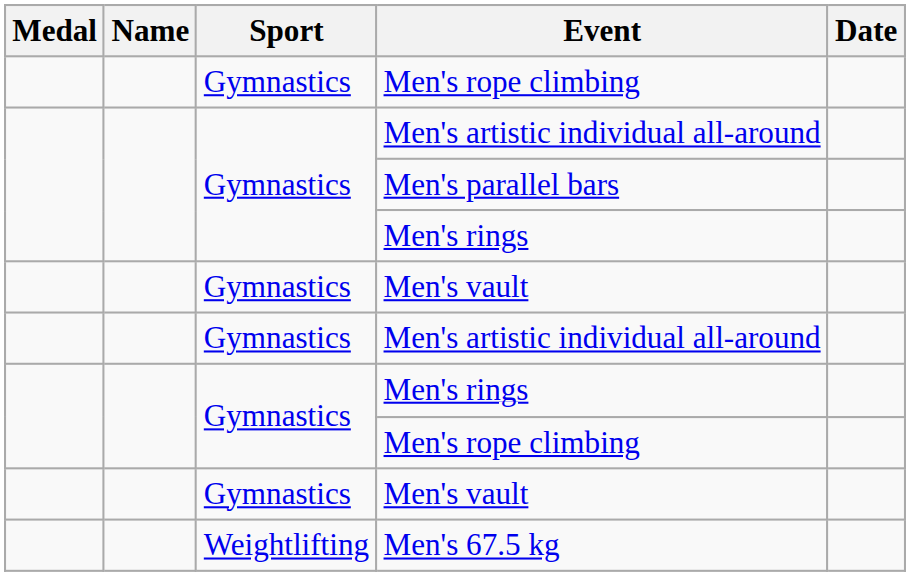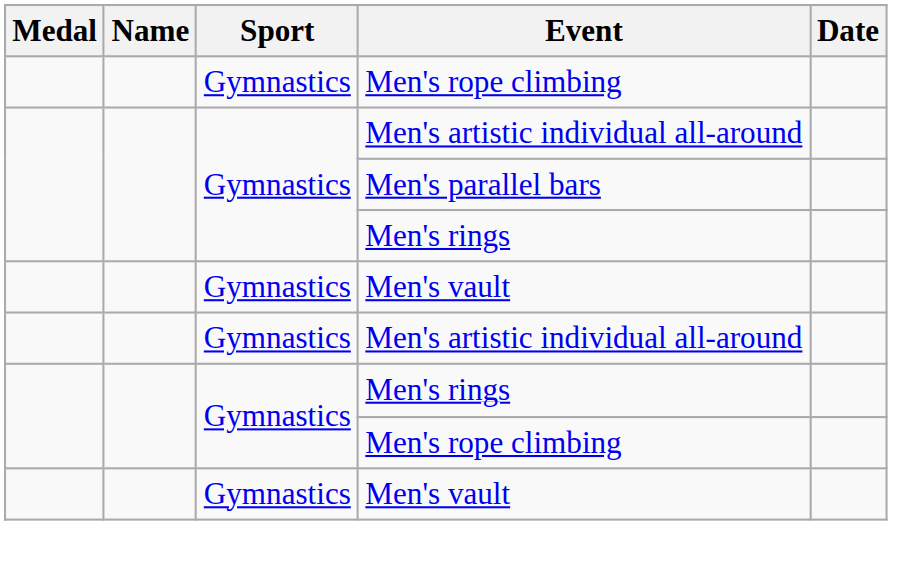- row: (286, 544)
